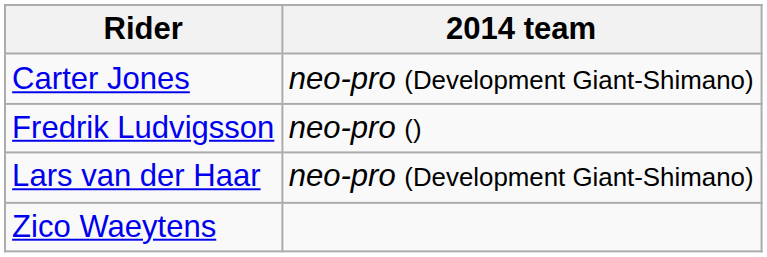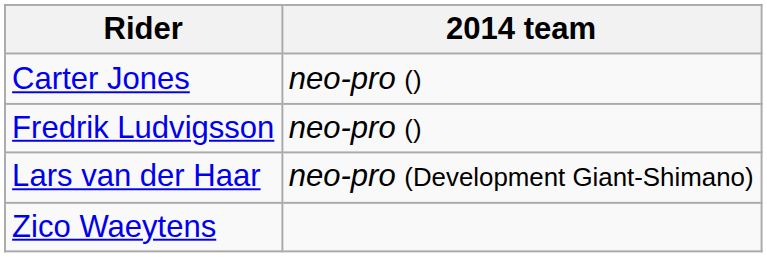(521, 78) neo-pro (Development Giant-Shimano) -> (355, 78) neo-pro ()
